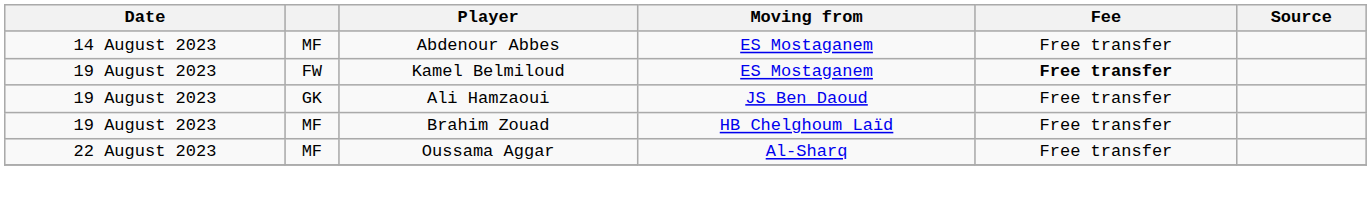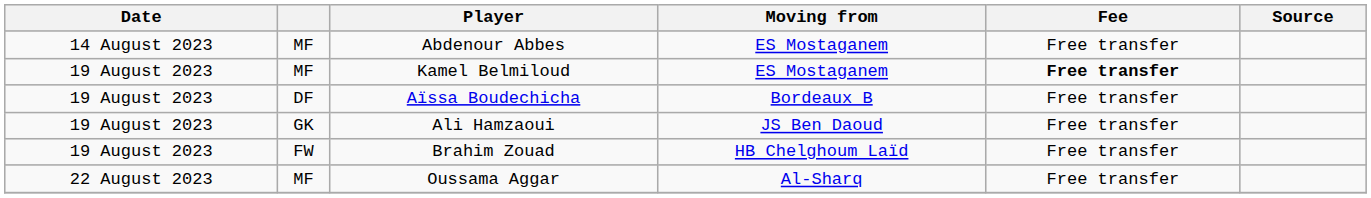(312, 72) FW -> (304, 72) MF
+ row: (494, 99)
(312, 125) MF -> (304, 152) FW
